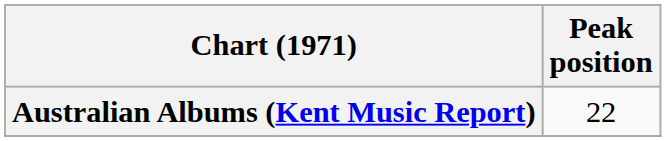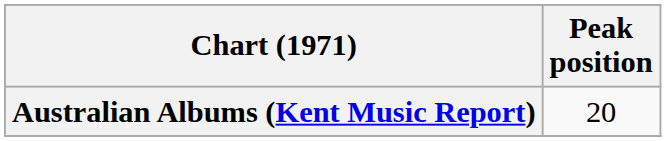(601, 111) 22 -> (601, 111) 20
